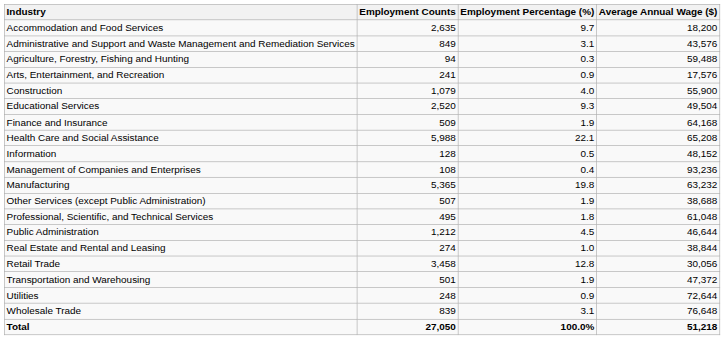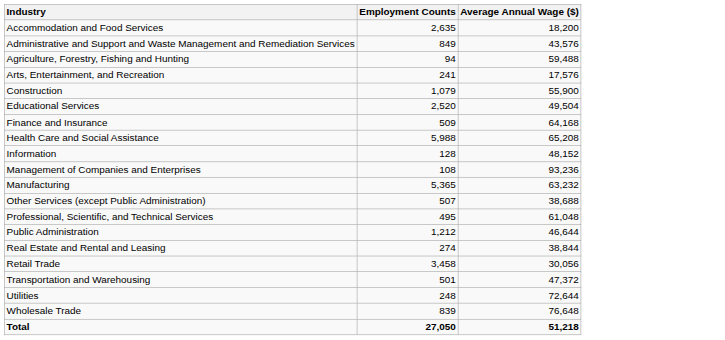- column: (527, 12)
